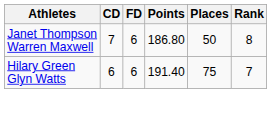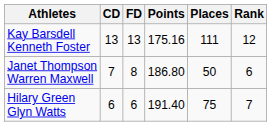+ row: (49, 40)
(134, 40) 6 -> (134, 73) 8
(249, 40) 8 -> (249, 73) 6
